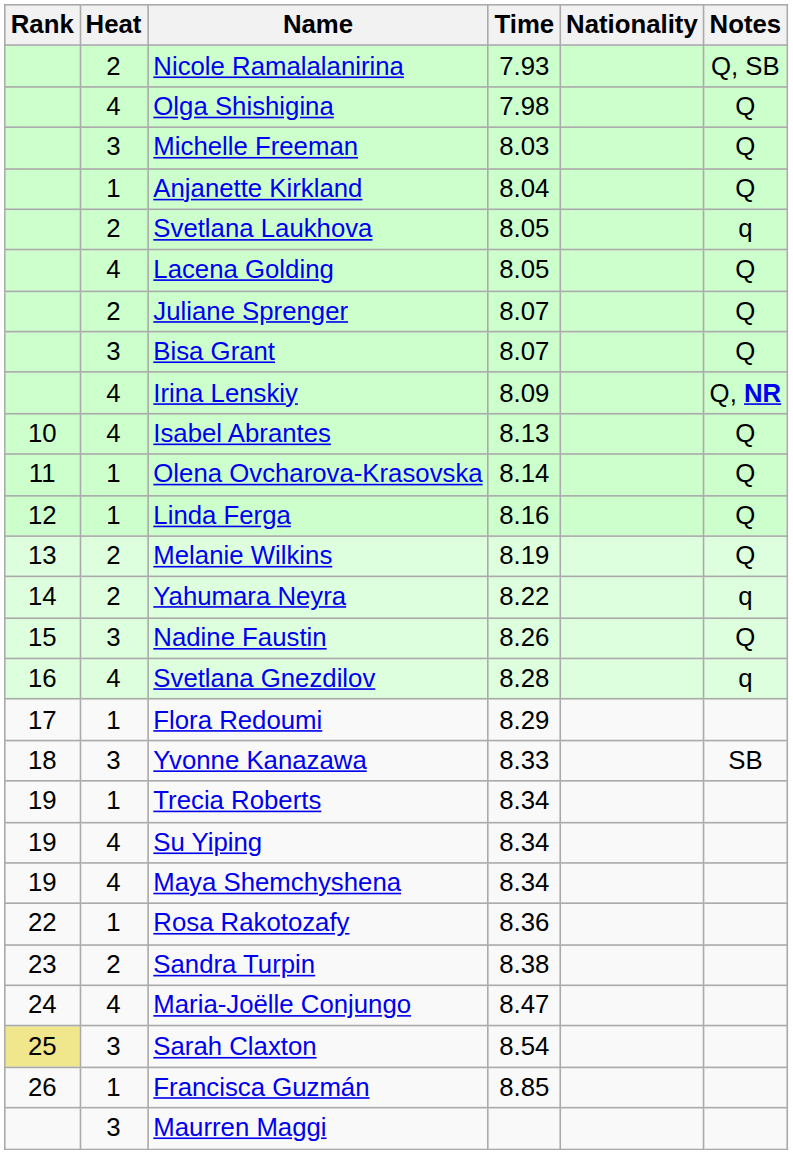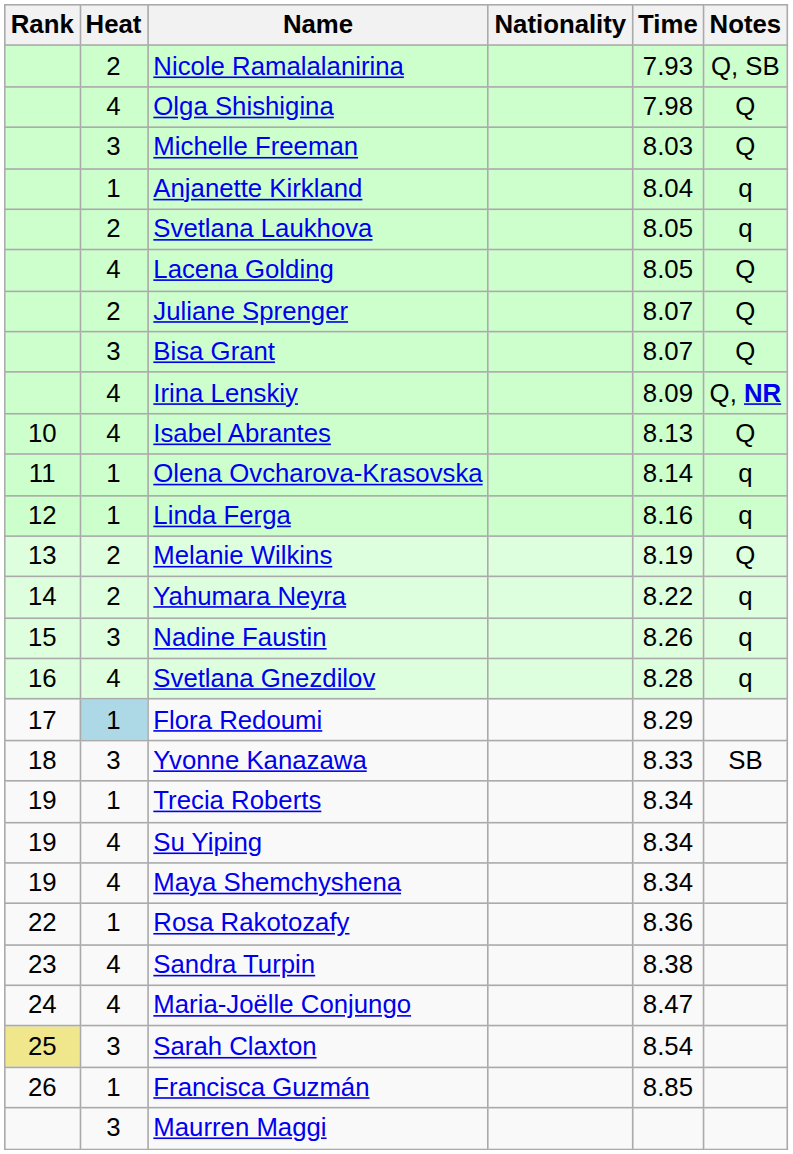columns swapped: (632, 24) <-> (524, 24)
(745, 188) Q -> (745, 188) q
(745, 474) Q -> (745, 474) q
(745, 515) Q -> (745, 515) q
(745, 637) Q -> (745, 637) q
(114, 719) no background -> (114, 719) lightblue background
(114, 964) 2 -> (114, 964) 4
